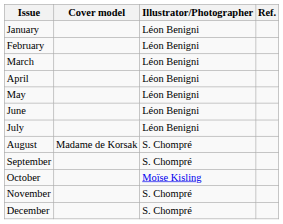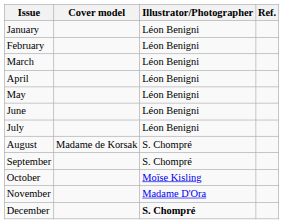(167, 194) S. Chompré -> (174, 194) Madame D'Ora
(167, 210) normal -> (169, 210) bold
